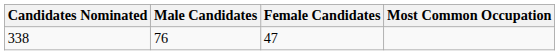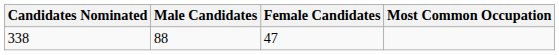(161, 38) 76 -> (161, 38) 88
